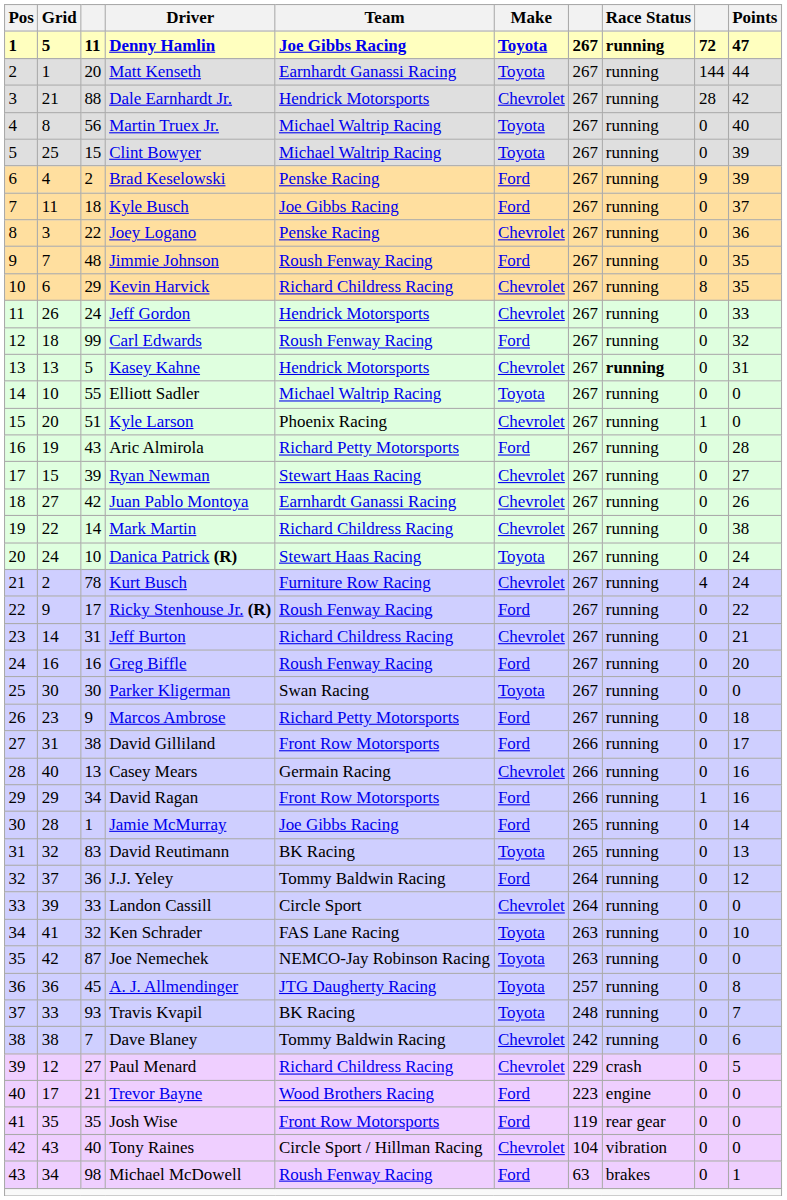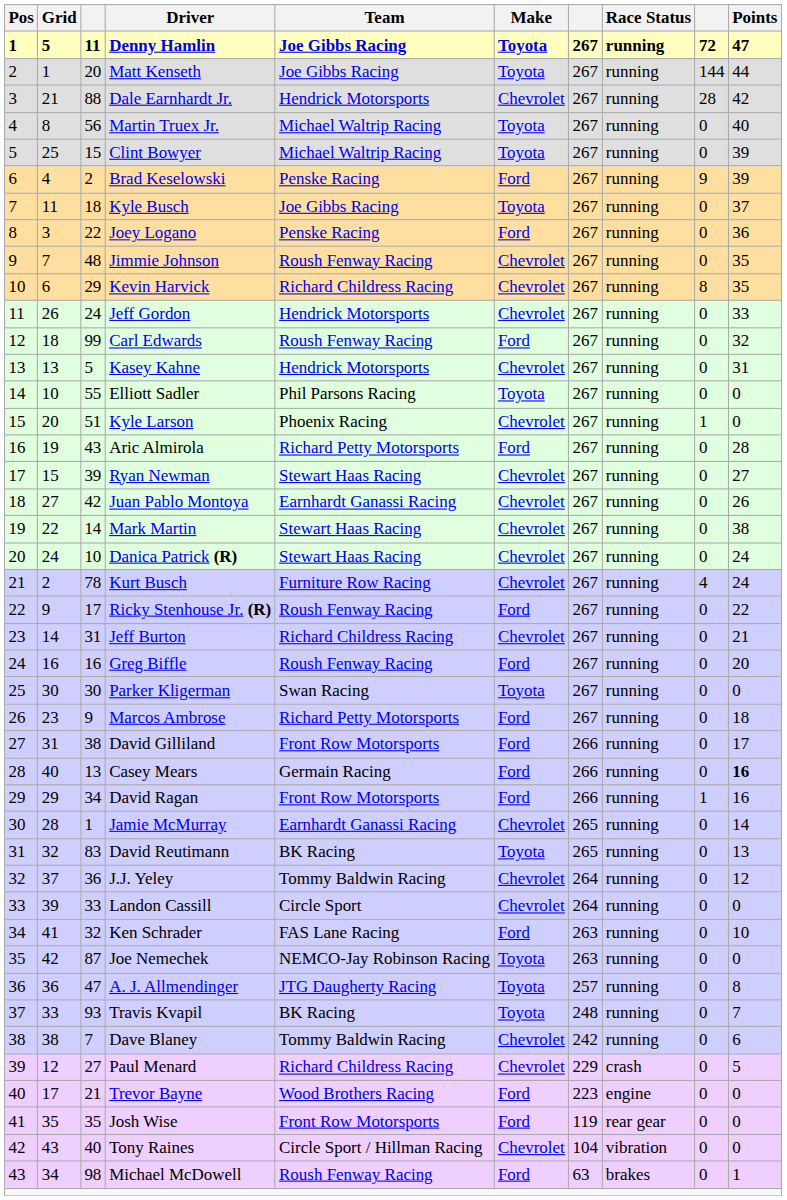(368, 71) Earnhardt Ganassi Racing -> (339, 71) Joe Gibbs Racing
(514, 206) Ford -> (521, 206) Toyota
(531, 233) Chevrolet -> (514, 233) Ford
(514, 260) Ford -> (531, 260) Chevrolet
(635, 367) bold -> (632, 367) normal
(360, 394) Michael Waltrip Racing -> (347, 394) Phil Parsons Racing
(366, 529) Richard Childress Racing -> (350, 529) Stewart Haas Racing
(521, 555) Toyota -> (531, 555) Chevrolet
(531, 771) Chevrolet -> (514, 771) Ford
(741, 771) normal -> (741, 771) bold
(339, 824) Joe Gibbs Racing -> (368, 824) Earnhardt Ganassi Racing
(514, 824) Ford -> (531, 824) Chevrolet
(514, 878) Ford -> (531, 878) Chevrolet
(521, 932) Toyota -> (514, 932) Ford
(93, 986) 45 -> (93, 986) 47
